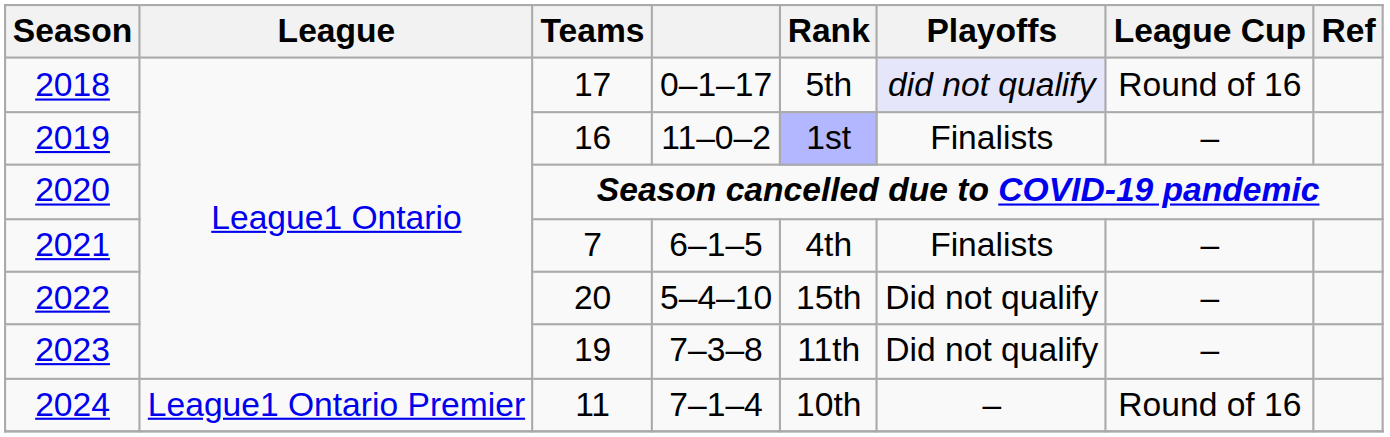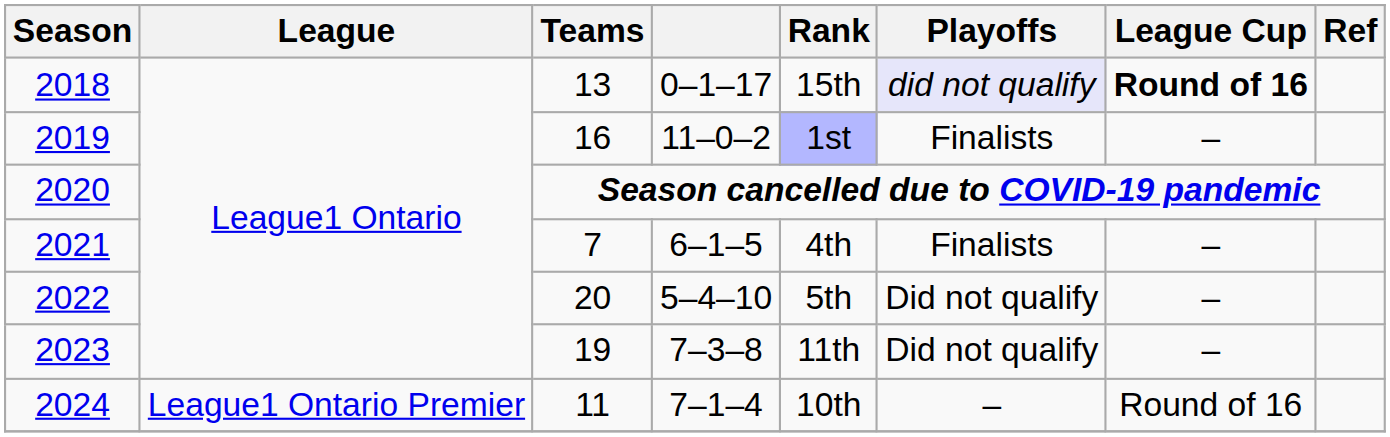(593, 84) 17 -> (593, 84) 13
(829, 84) 5th -> (829, 84) 15th
(1210, 84) normal -> (1211, 84) bold
(829, 297) 15th -> (829, 297) 5th
